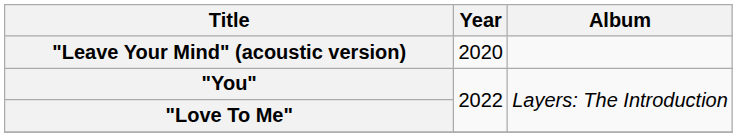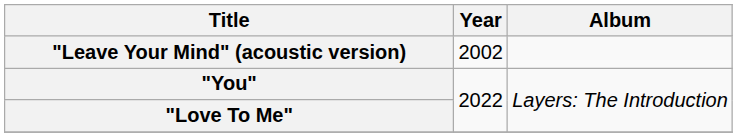(481, 52) 2020 -> (481, 52) 2002
